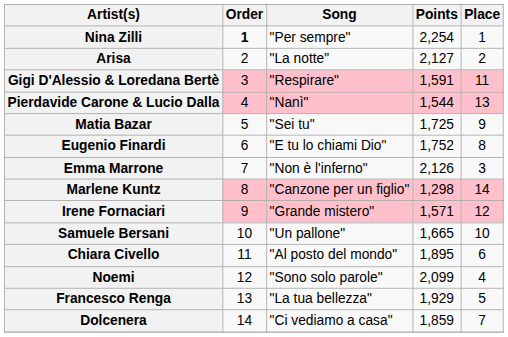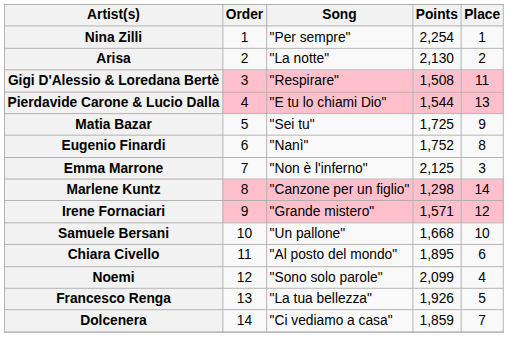(244, 37) bold -> (244, 37) normal
(437, 59) 2,127 -> (437, 59) 2,130
(437, 80) 1,591 -> (437, 80) 1,508
(289, 102) "Nanì" -> (328, 102) "E tu lo chiami Dio"
(328, 146) "E tu lo chiami Dio" -> (289, 146) "Nanì"
(437, 168) 2,126 -> (437, 168) 2,125
(437, 233) 1,665 -> (437, 233) 1,668
(437, 299) 1,929 -> (437, 299) 1,926
